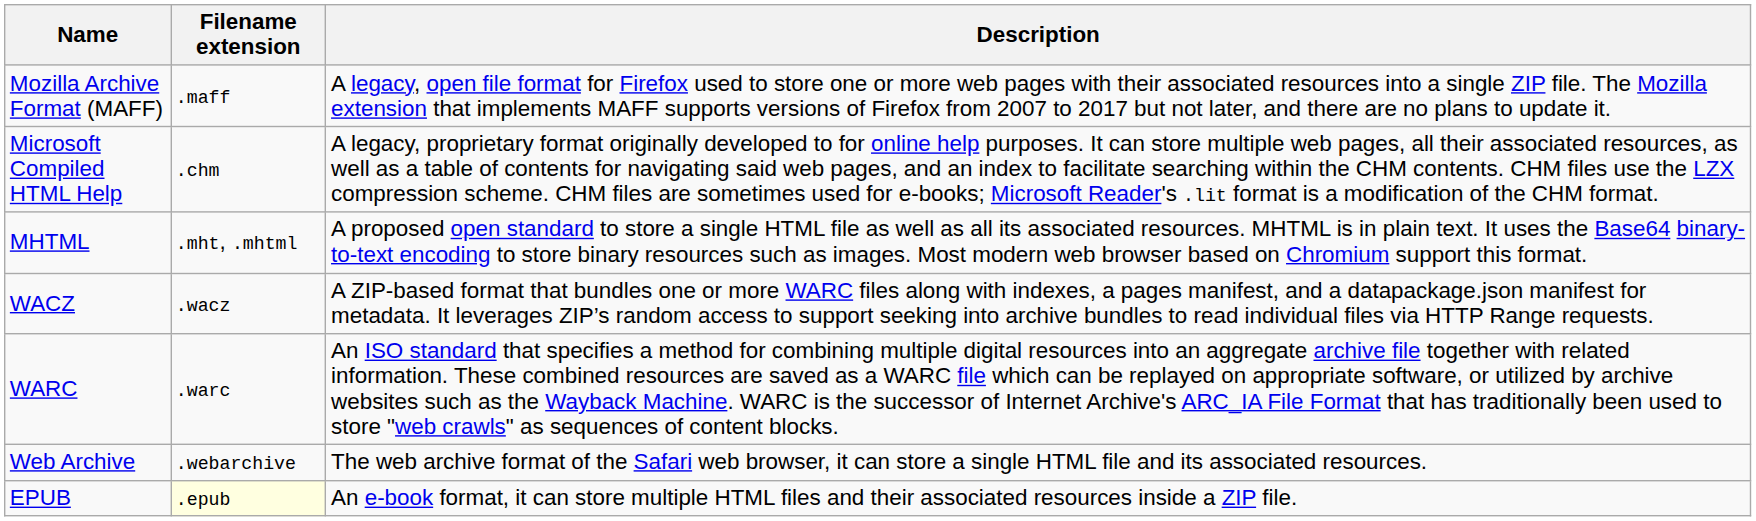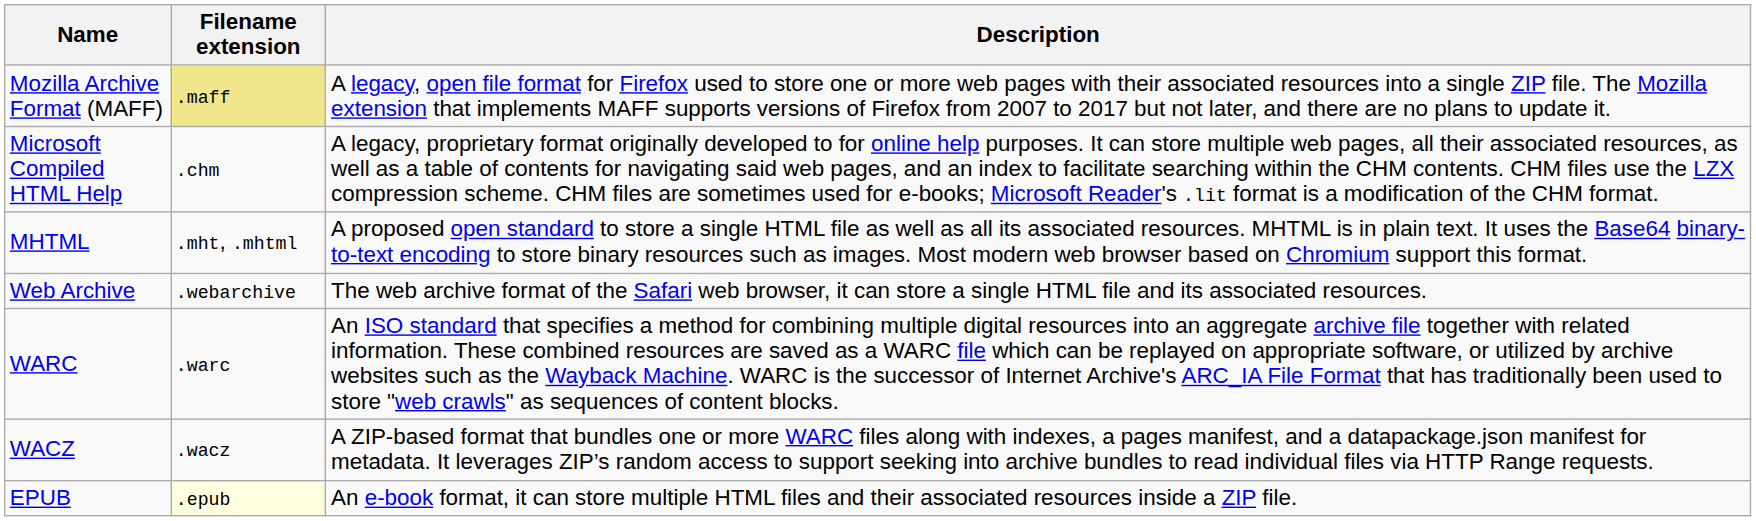(203, 98) no background -> (203, 98) khaki background
rows swapped: (73, 462) <-> (42, 302)
